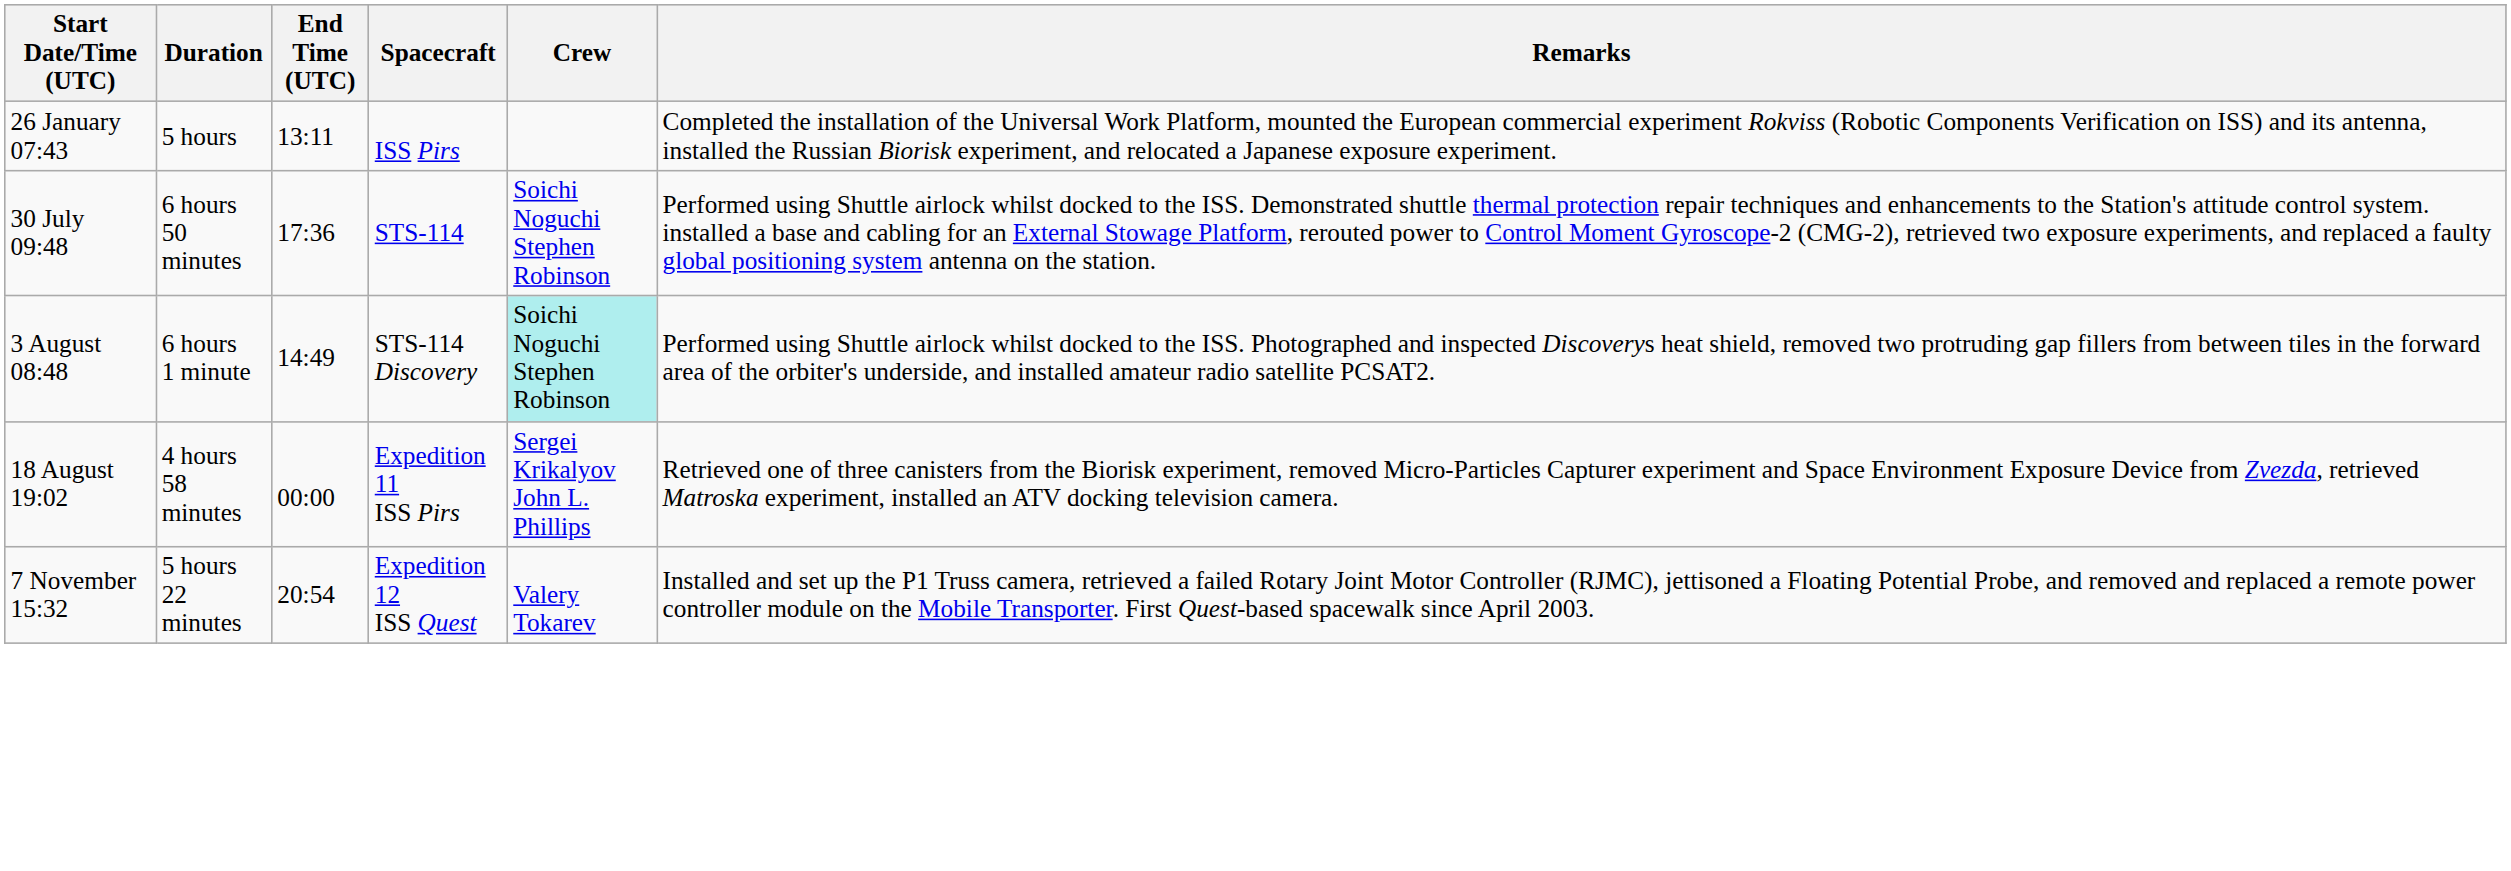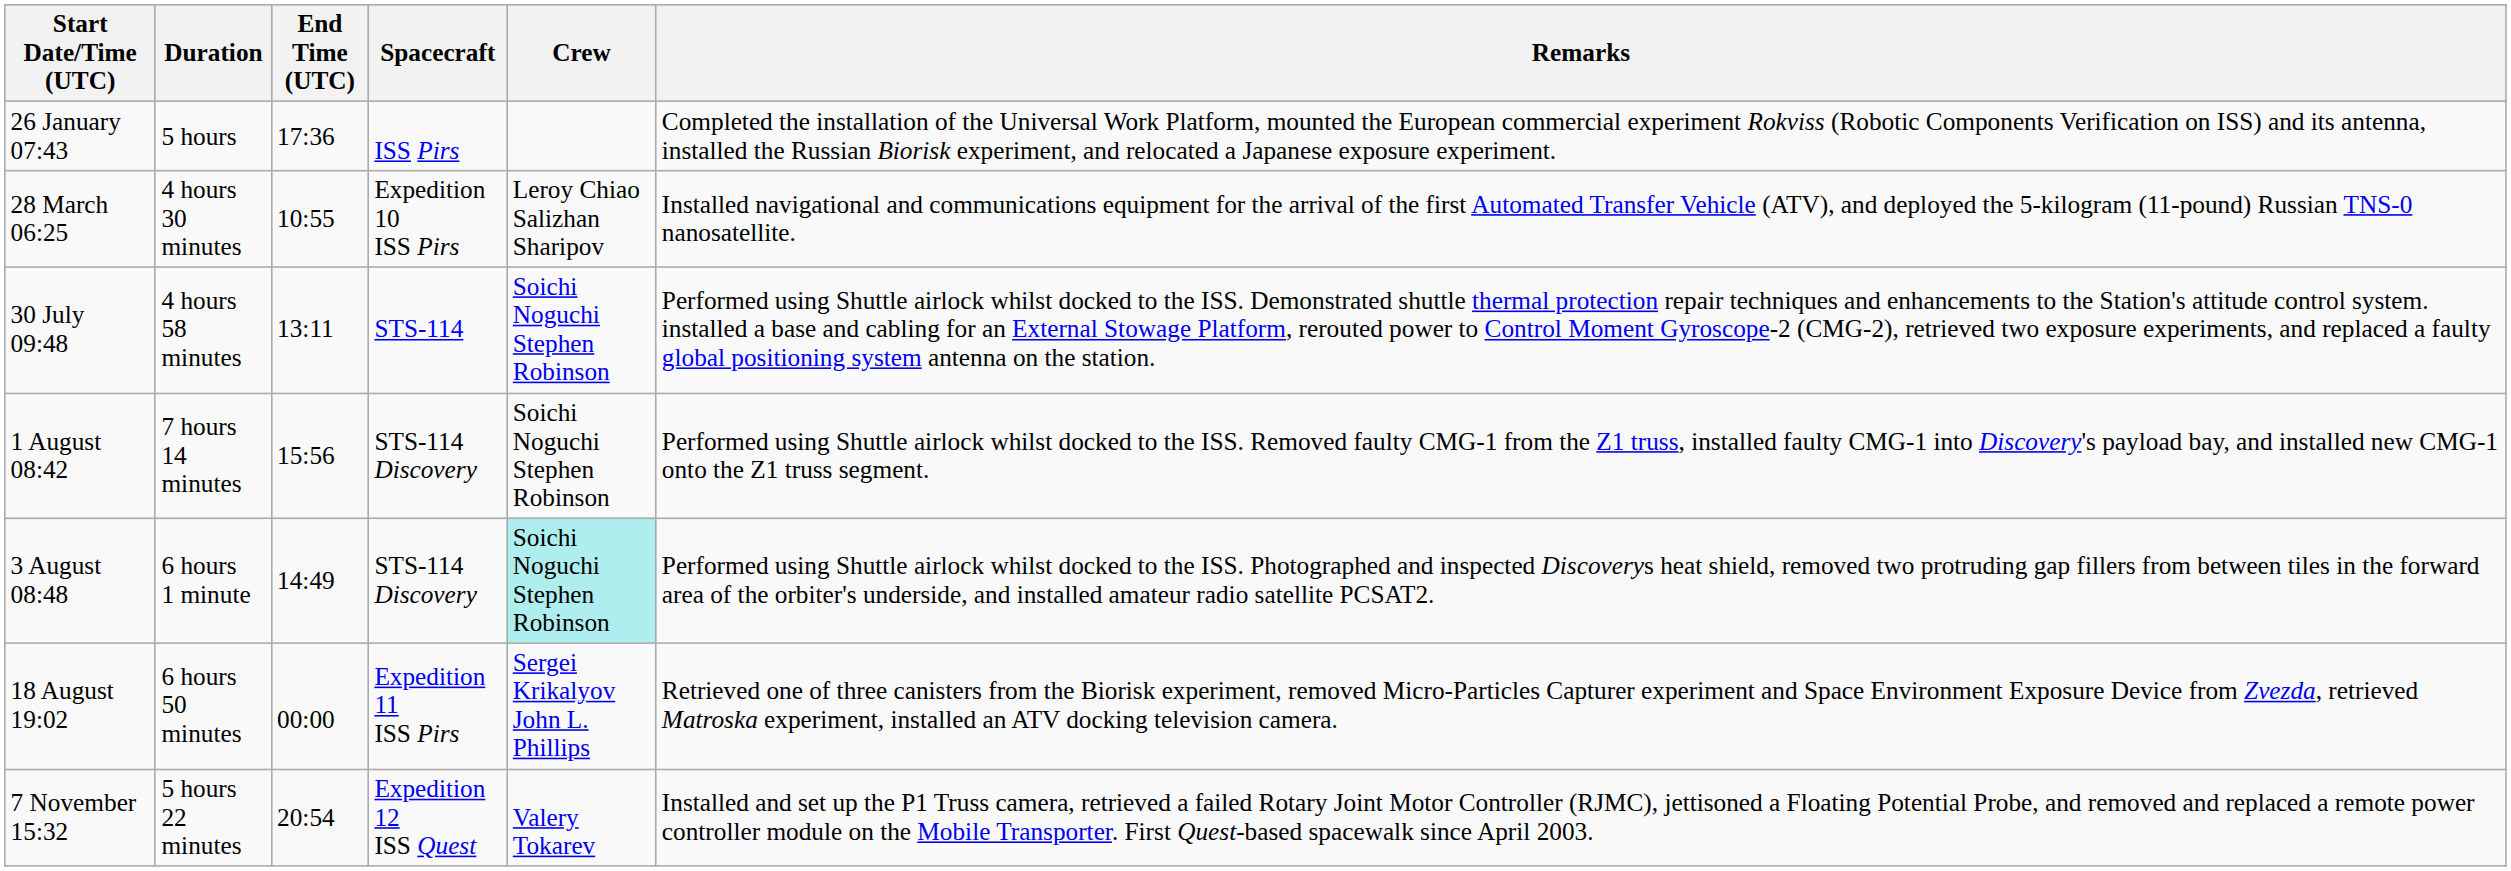(306, 135) 13:11 -> (306, 135) 17:36
+ row: (59, 218)
(202, 232) 6 hours 50 minutes -> (201, 329) 4 hours 58 minutes
(306, 232) 17:36 -> (305, 329) 13:11
+ row: (56, 455)
(202, 483) 4 hours 58 minutes -> (201, 705) 6 hours 50 minutes
